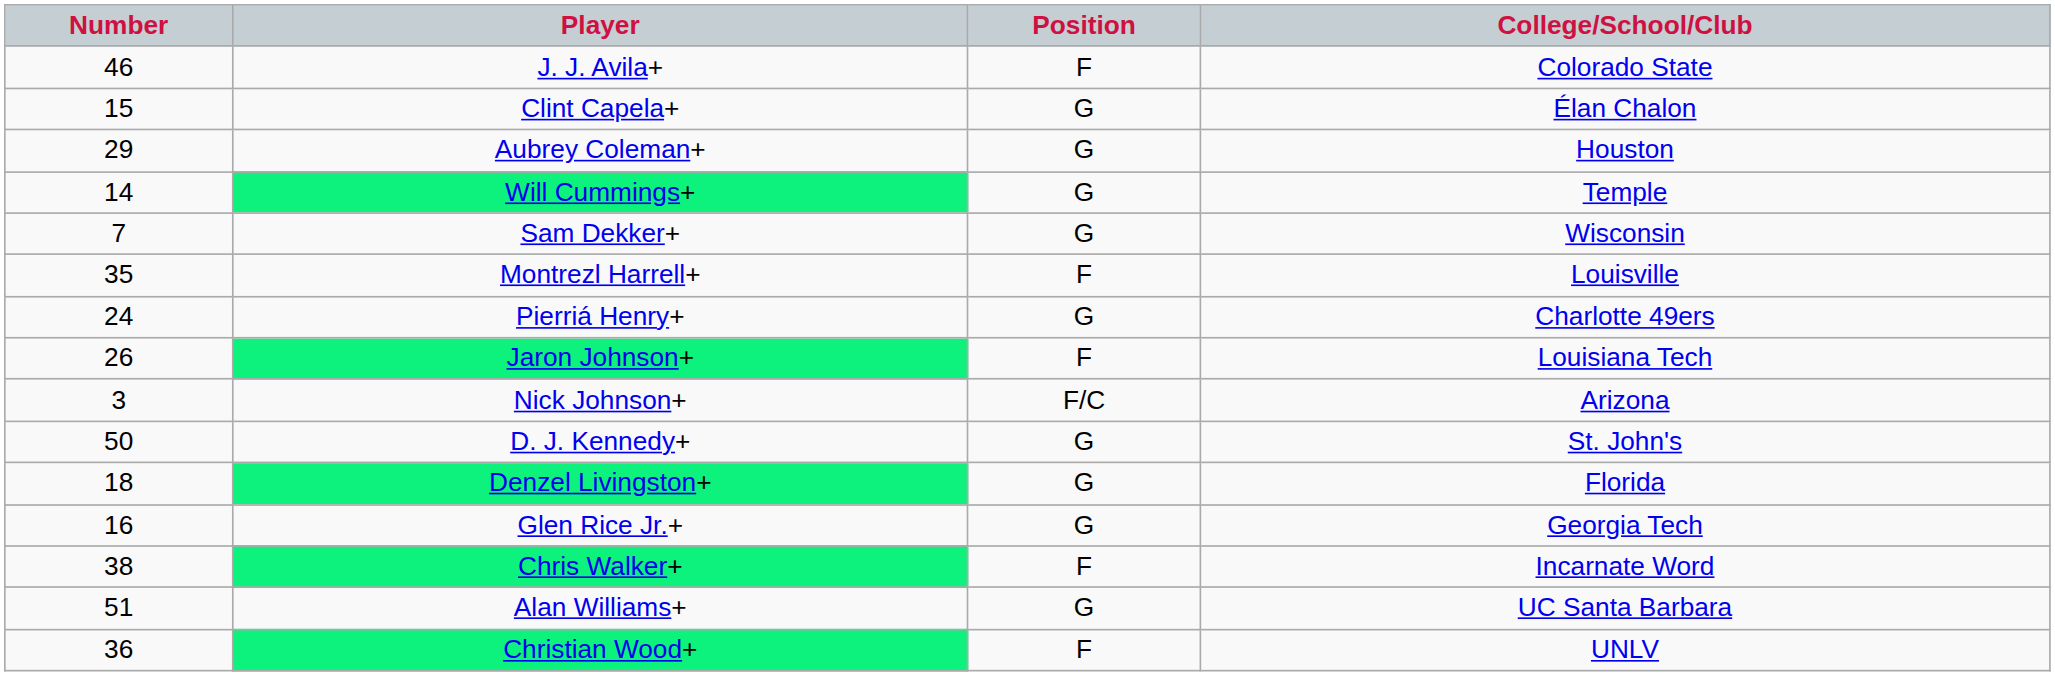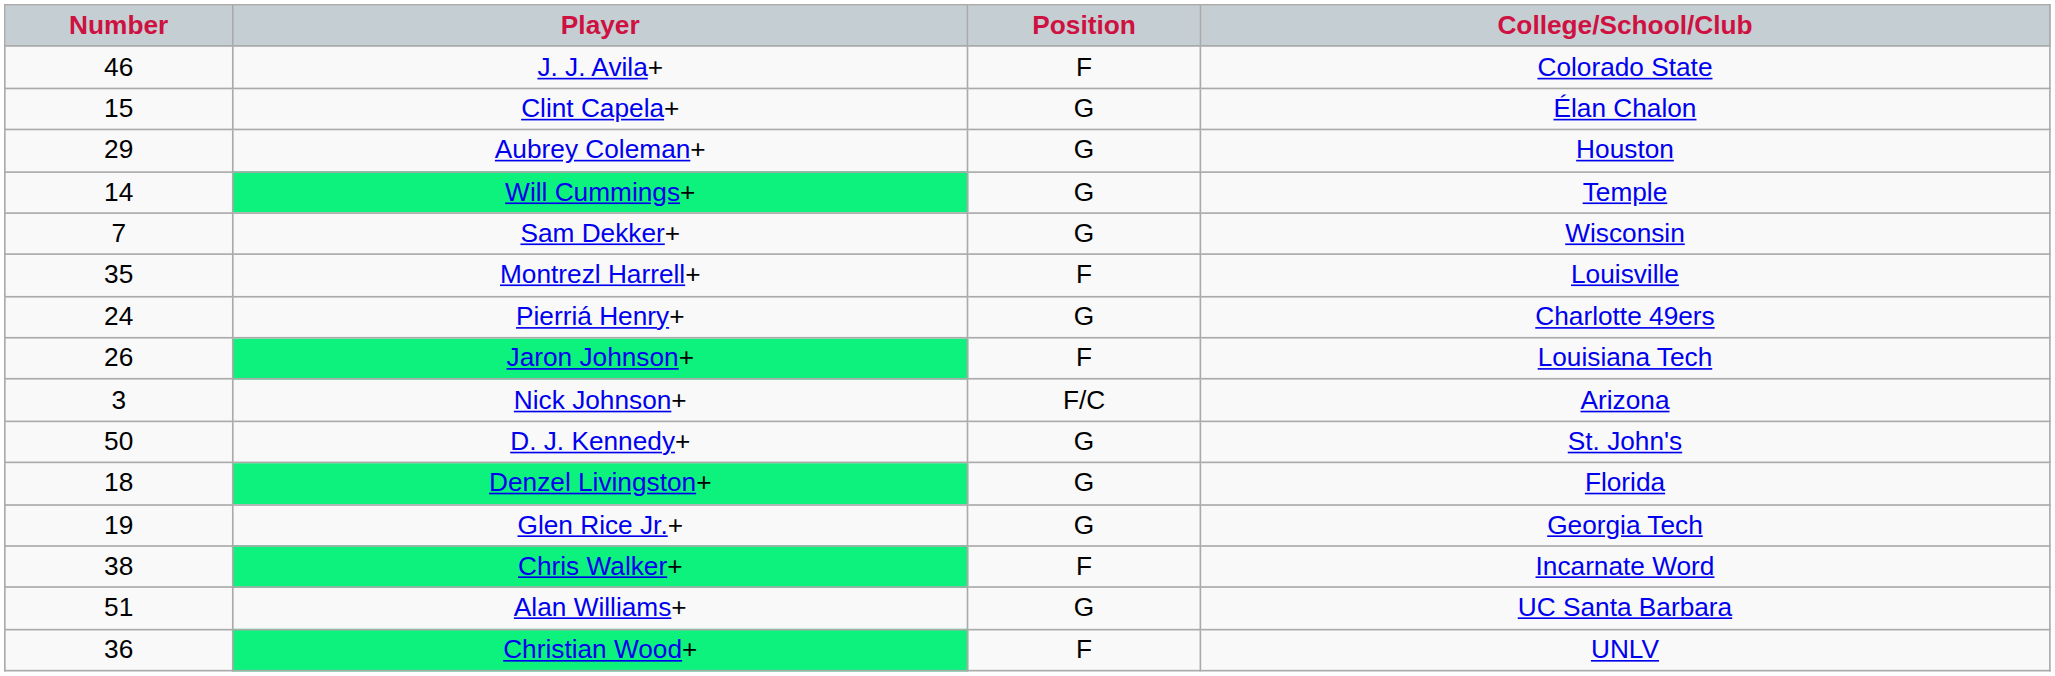(119, 524) 16 -> (119, 524) 19
